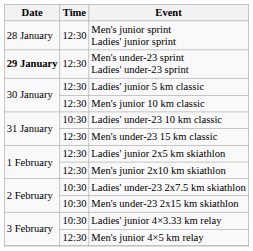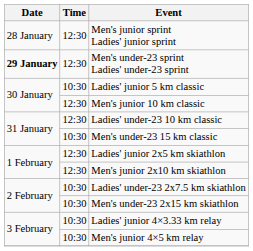(74, 86) 12:30 -> (74, 86) 10:30
(74, 120) 10:30 -> (74, 120) 12:30
(74, 137) 12:30 -> (74, 137) 10:30
(74, 237) 12:30 -> (74, 237) 10:30
